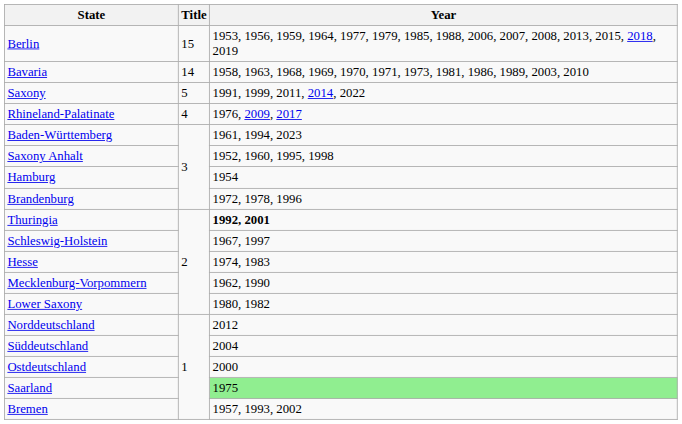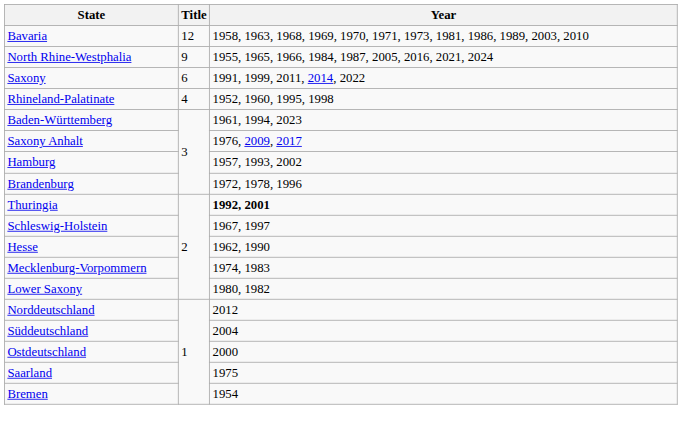- row: (23, 43)
(188, 72) 14 -> (188, 36) 12
+ row: (69, 57)
(185, 93) 5 -> (185, 78) 6
(257, 114) 1976, 2009, 2017 -> (273, 99) 1952, 1960, 1995, 1998
(273, 156) 1952, 1960, 1995, 1998 -> (257, 141) 1976, 2009, 2017
(225, 177) 1954 -> (257, 162) 1957, 1993, 2002
(241, 261) 1974, 1983 -> (241, 246) 1962, 1990
(241, 282) 1962, 1990 -> (241, 267) 1974, 1983
(225, 388) lightgreen background -> (225, 373) no background
(257, 409) 1957, 1993, 2002 -> (225, 394) 1954
